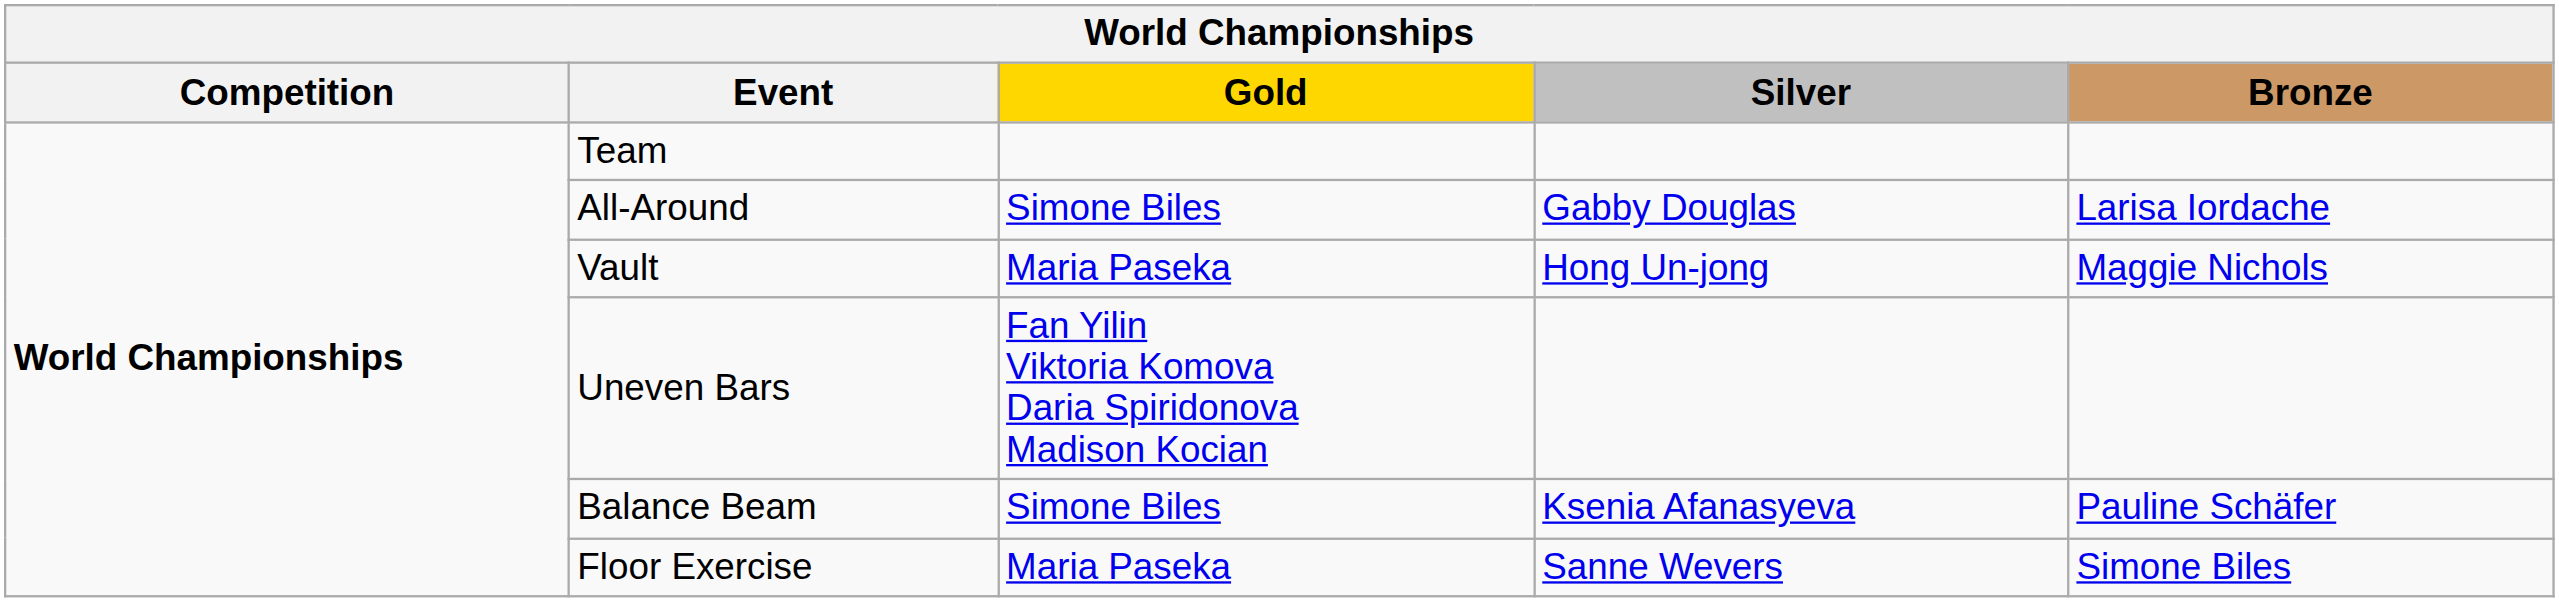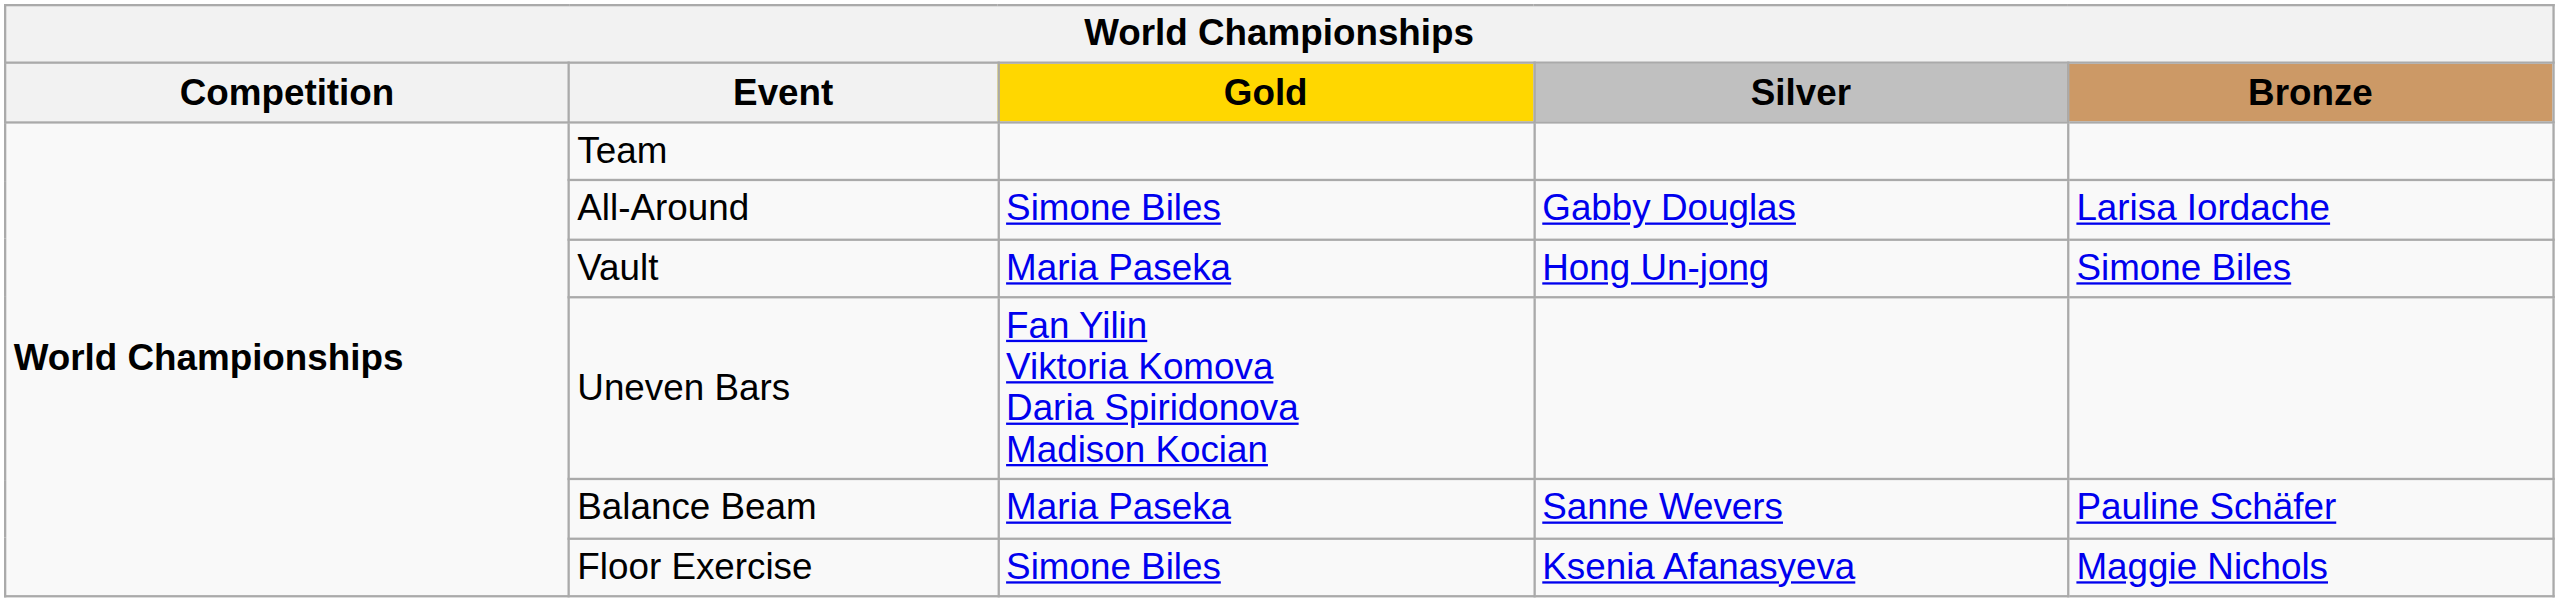(2202, 267) Maggie Nichols -> (2184, 267) Simone Biles
(1113, 508) Simone Biles -> (1119, 508) Maria Paseka
(1699, 508) Ksenia Afanasyeva -> (1663, 508) Sanne Wevers
(1119, 566) Maria Paseka -> (1113, 566) Simone Biles
(1663, 566) Sanne Wevers -> (1699, 566) Ksenia Afanasyeva
(2184, 566) Simone Biles -> (2202, 566) Maggie Nichols
